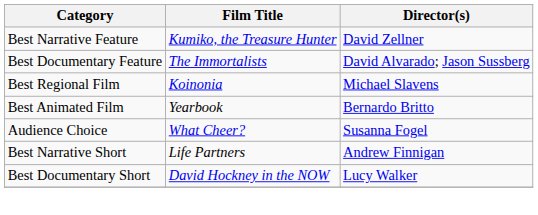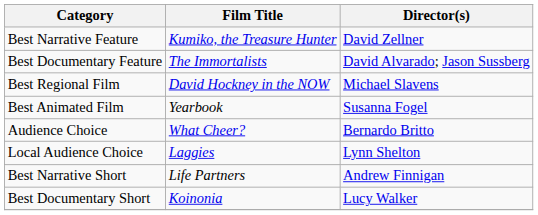(196, 84) Koinonia -> (249, 84) David Hockney in the NOW
(389, 107) Bernardo Britto -> (385, 107) Susanna Fogel
(385, 130) Susanna Fogel -> (389, 130) Bernardo Britto
+ row: (75, 152)
(249, 175) David Hockney in the NOW -> (196, 198) Koinonia
